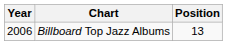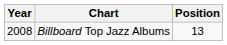(20, 31) 2006 -> (20, 31) 2008
